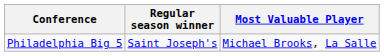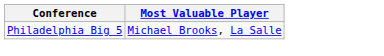- column: (172, 19)
